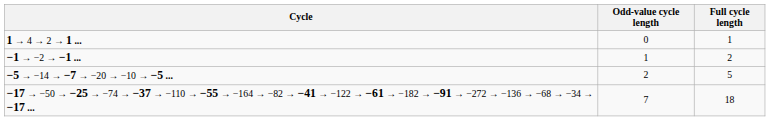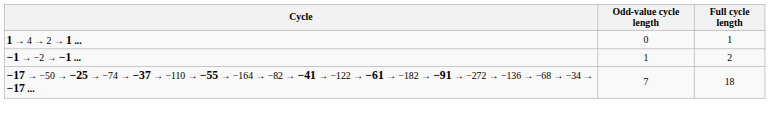- row: (90, 75)
